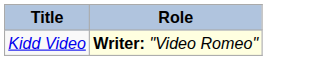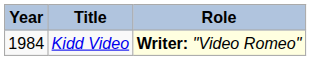+ column: (26, 17)
